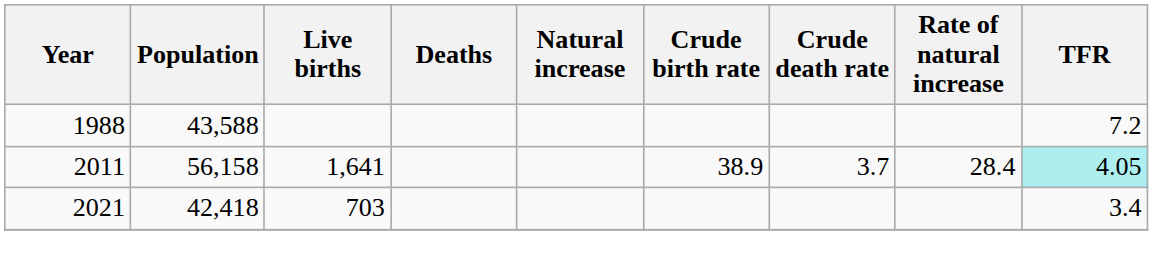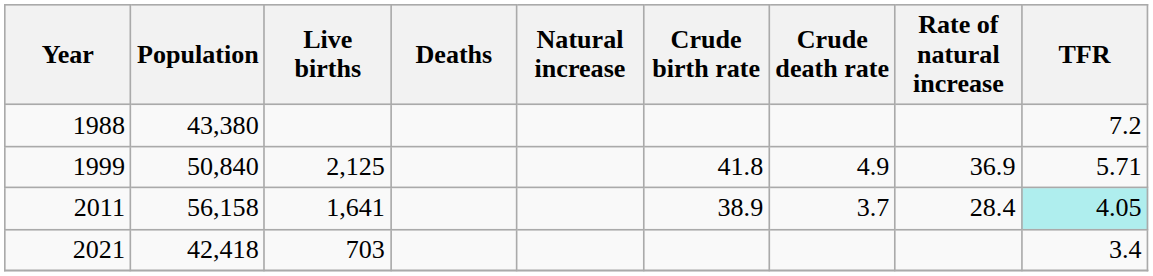(223, 125) 43,588 -> (223, 125) 43,380
+ row: (99, 166)
